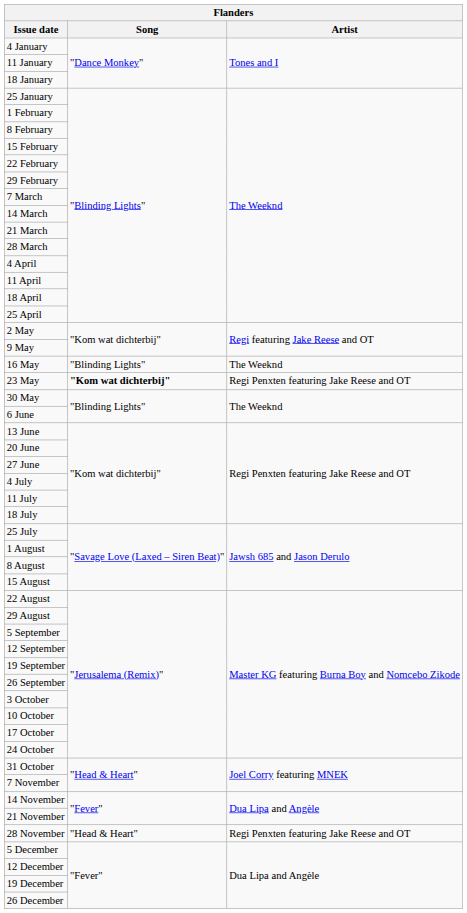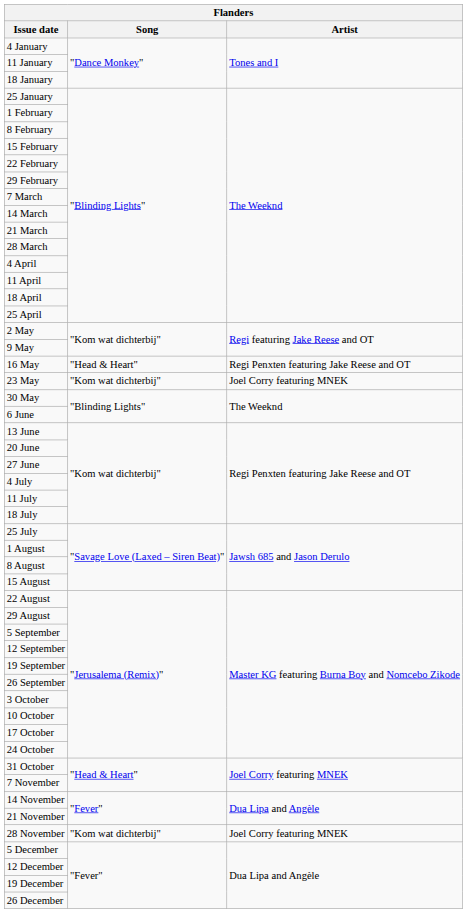(108, 364) "Blinding Lights" -> (104, 364) "Head & Heart"
(256, 364) The Weeknd -> (320, 364) Regi Penxten featuring Jake Reese and OT
(120, 381) bold -> (115, 381) normal
(320, 381) Regi Penxten featuring Jake Reese and OT -> (289, 381) Joel Corry featuring MNEK
(104, 833) "Head & Heart" -> (115, 833) "Kom wat dichterbij"
(320, 833) Regi Penxten featuring Jake Reese and OT -> (289, 833) Joel Corry featuring MNEK
